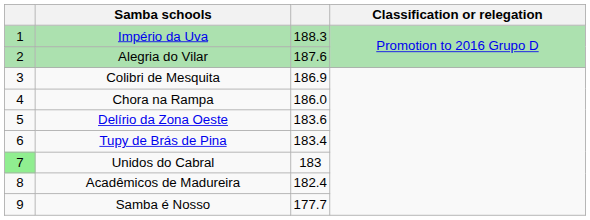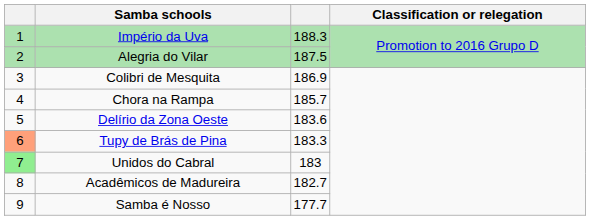(310, 57) 187.6 -> (310, 57) 187.5
(310, 99) 186.0 -> (310, 99) 185.7
(20, 141) no background -> (20, 141) lightsalmon background
(310, 141) 183.4 -> (310, 141) 183.3
(310, 183) 182.4 -> (310, 183) 182.7
